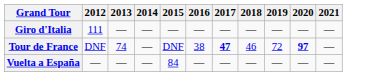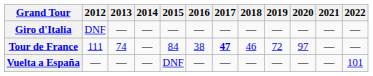+ column: (355, 12)
(95, 29) 111 -> (95, 29) DNF
(95, 46) DNF -> (95, 46) 111
(173, 46) DNF -> (173, 46) 84
(303, 46) bold -> (303, 46) normal
(173, 63) 84 -> (173, 63) DNF
